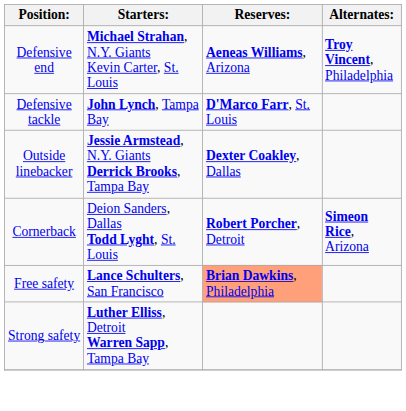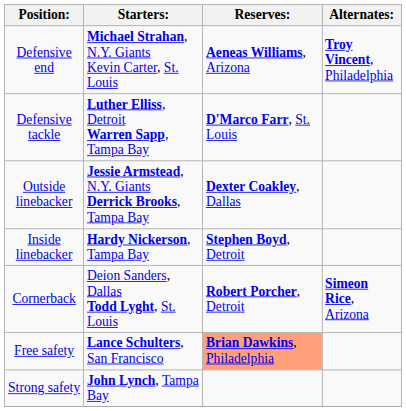(143, 111) John Lynch, Tampa Bay -> (128, 127) Luther Elliss, Detroit Warren Sapp, Tampa Bay
+ row: (44, 246)
(128, 335) Luther Elliss, Detroit Warren Sapp, Tampa Bay -> (143, 388) John Lynch, Tampa Bay
